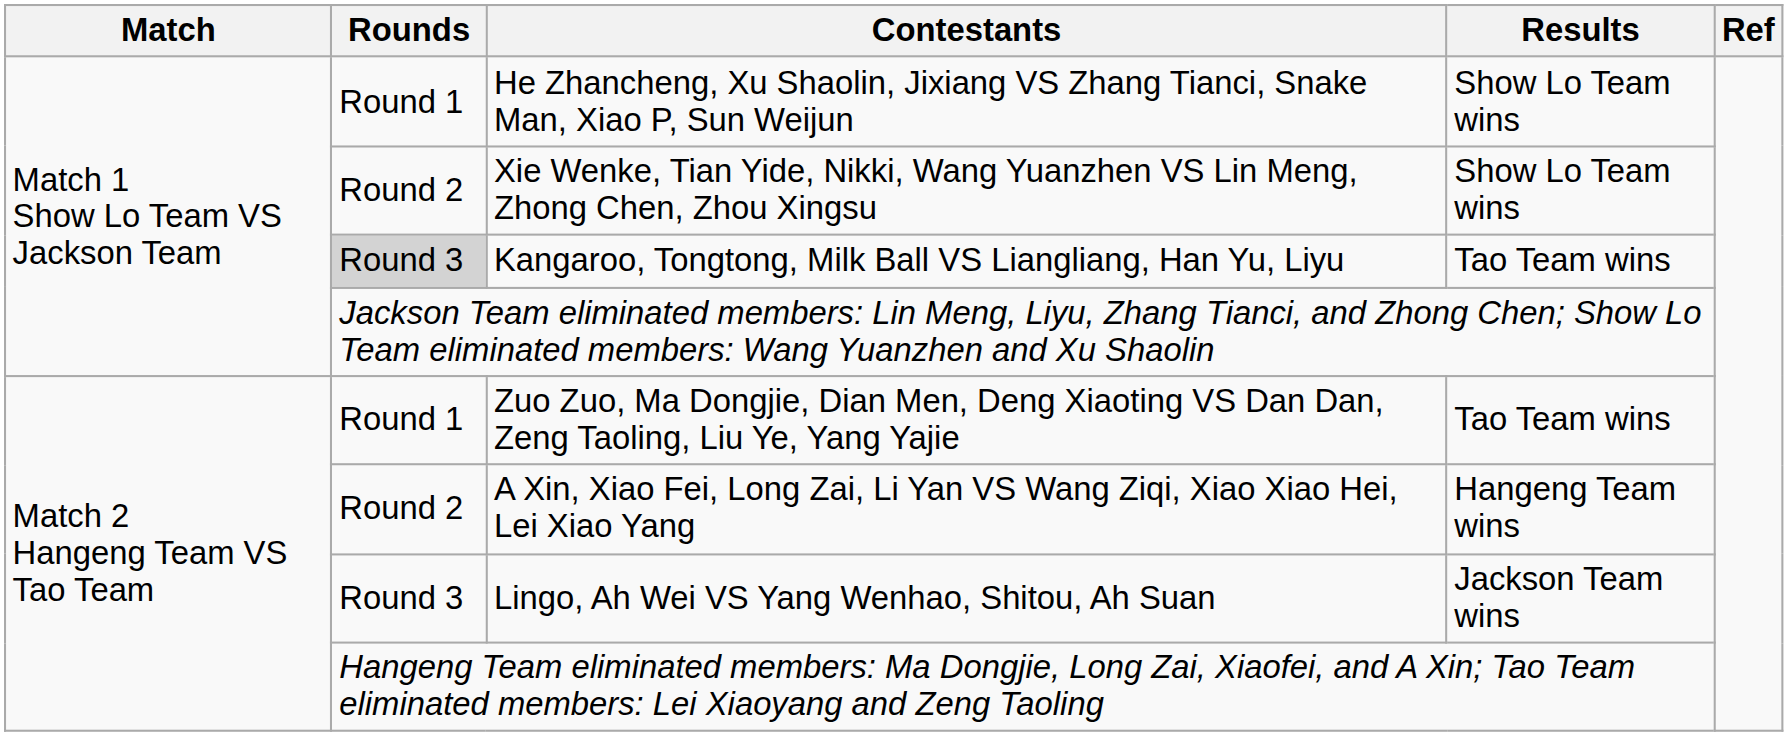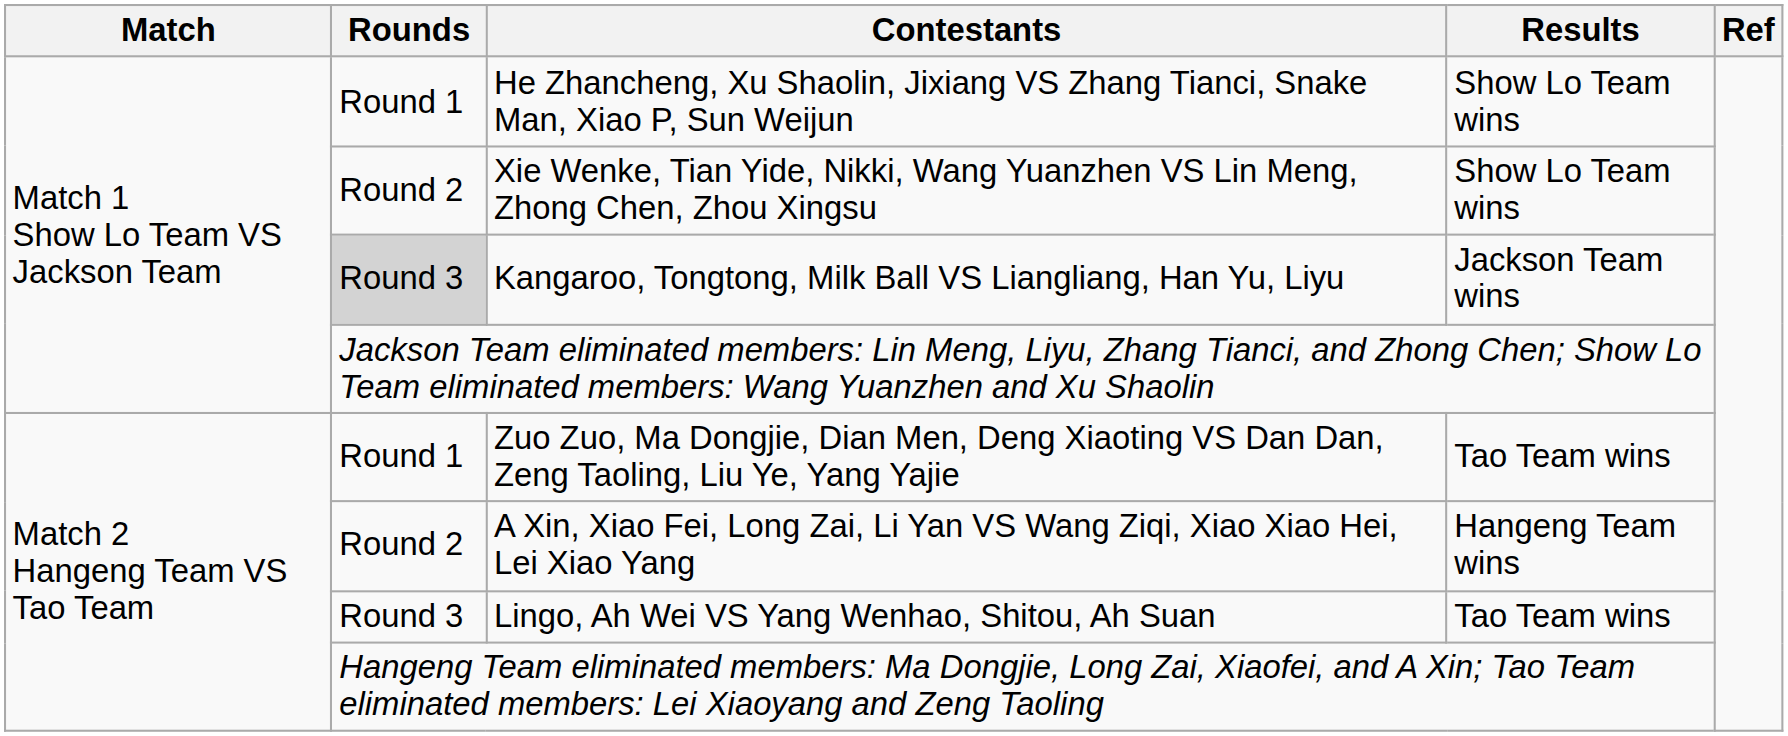(1562, 260) Tao Team wins -> (1559, 278) Jackson Team wins
(1559, 597) Jackson Team wins -> (1562, 616) Tao Team wins
